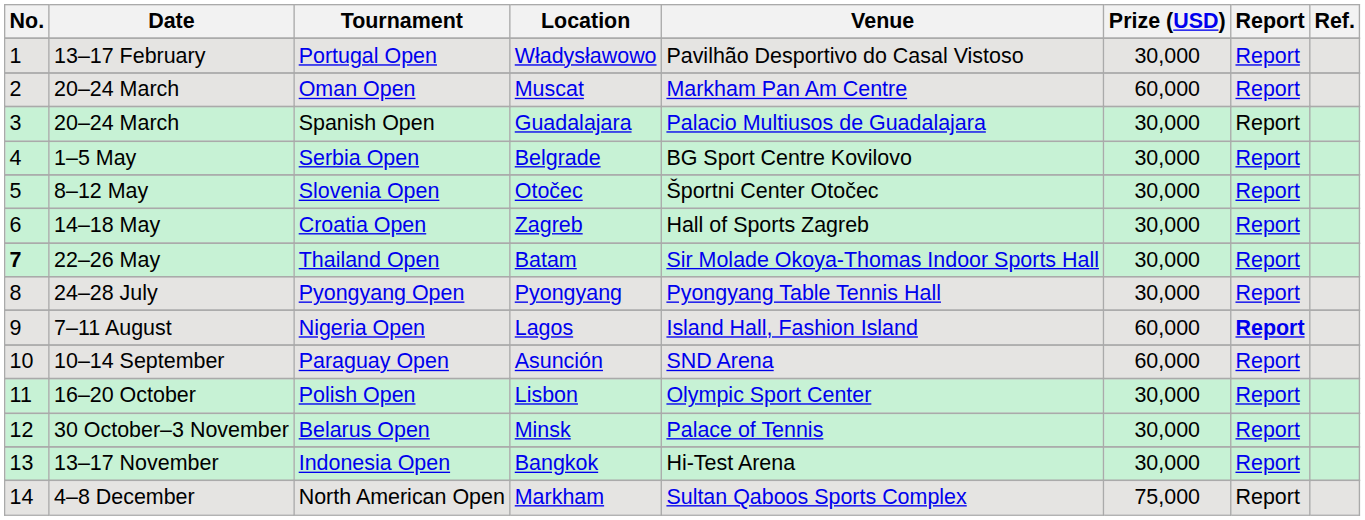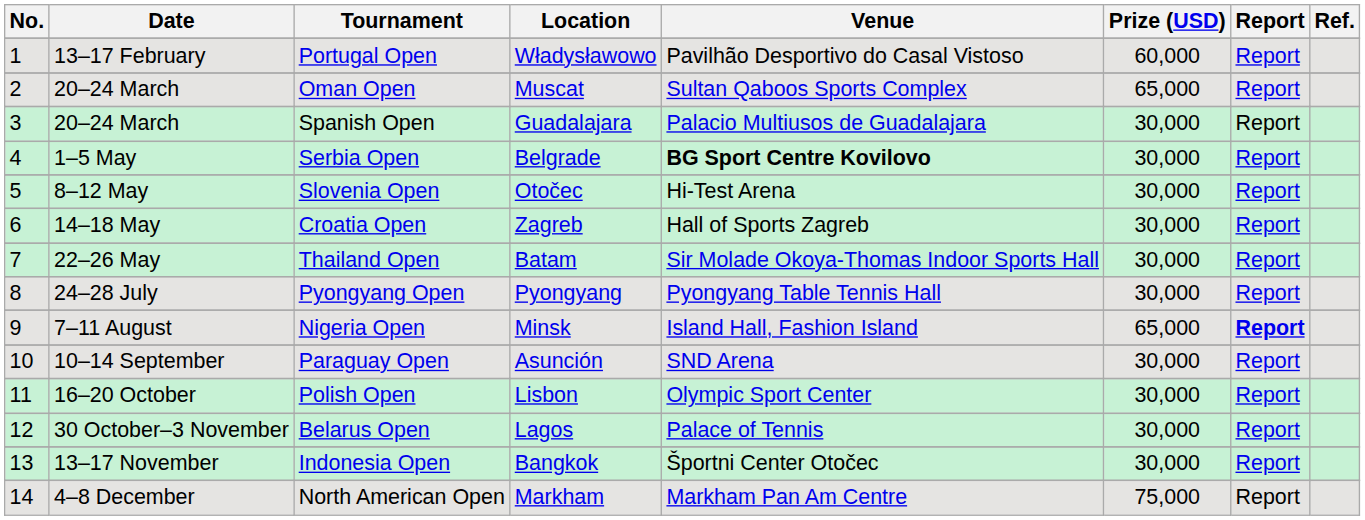(1167, 55) 30,000 -> (1167, 55) 60,000
(787, 89) Markham Pan Am Centre -> (817, 89) Sultan Qaboos Sports Complex
(1167, 89) 60,000 -> (1167, 89) 65,000
(789, 157) normal -> (799, 157) bold
(772, 191) Športni Center Otočec -> (731, 191) Hi-Test Arena
(16, 259) bold -> (16, 259) normal
(544, 327) Lagos -> (543, 327) Minsk
(1167, 327) 60,000 -> (1167, 327) 65,000
(1167, 361) 60,000 -> (1167, 361) 30,000
(543, 429) Minsk -> (544, 429) Lagos
(731, 463) Hi-Test Arena -> (772, 463) Športni Center Otočec
(817, 497) Sultan Qaboos Sports Complex -> (787, 497) Markham Pan Am Centre
